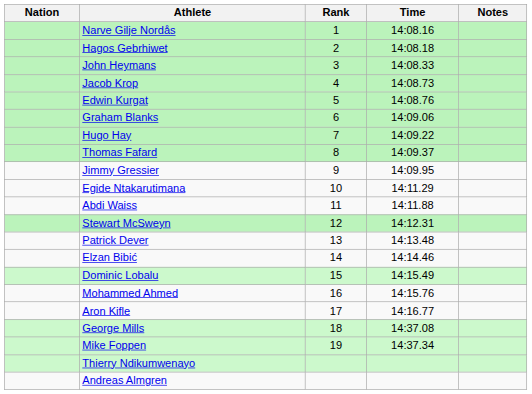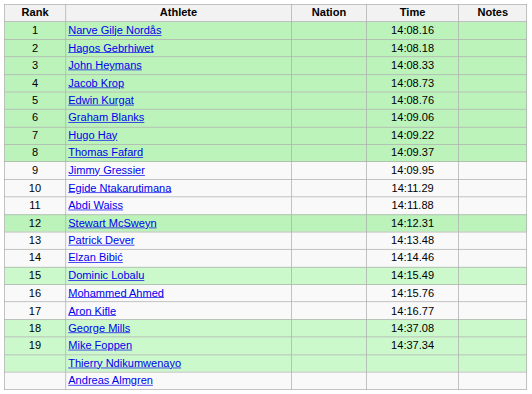columns swapped: (336, 13) <-> (42, 13)
